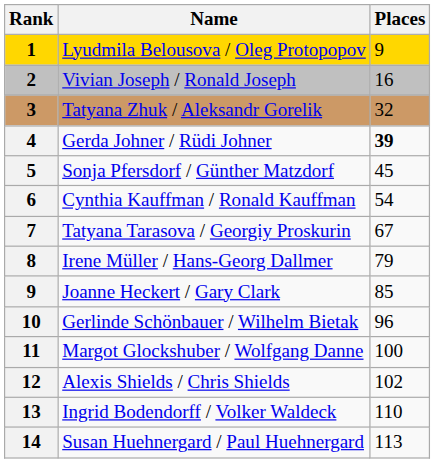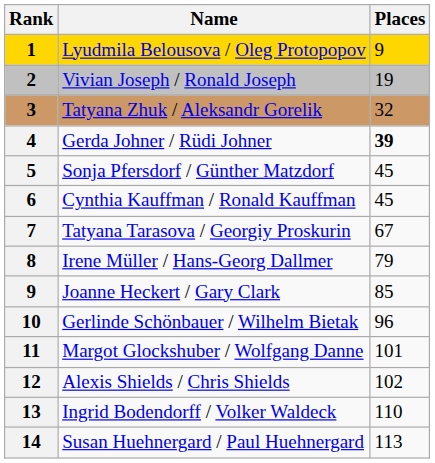(384, 79) 16 -> (384, 79) 19
(384, 200) 54 -> (384, 200) 45
(389, 351) 100 -> (389, 351) 101
